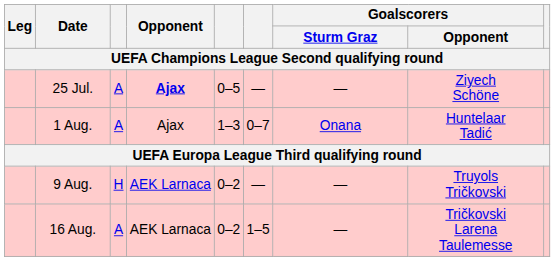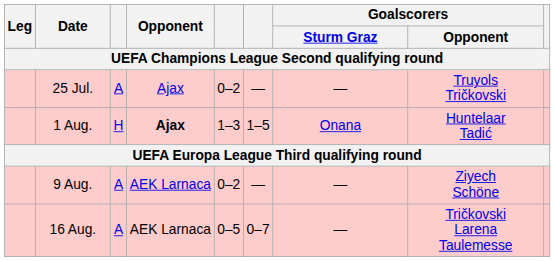(170, 88) bold -> (170, 88) normal
(229, 88) 0–5 -> (229, 88) 0–2
(476, 88) Ziyech Schöne -> (476, 88) Truyols Tričkovski
(119, 125) A -> (119, 125) H
(170, 125) normal -> (170, 125) bold
(258, 125) 0–7 -> (258, 125) 1–5
(119, 185) H -> (119, 185) A
(476, 185) Truyols Tričkovski -> (476, 185) Ziyech Schöne
(229, 230) 0–2 -> (229, 230) 0–5
(258, 230) 1–5 -> (258, 230) 0–7
